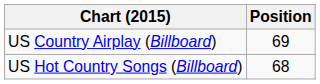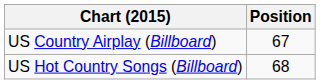(281, 41) 69 -> (281, 41) 67
